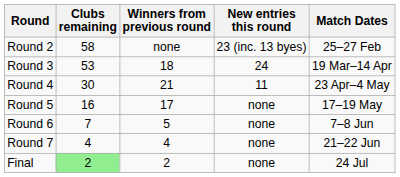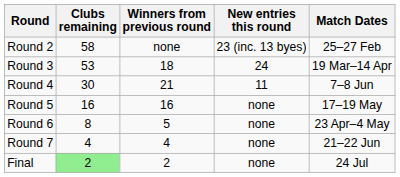(352, 85) 23 Apr–4 May -> (352, 85) 7–8 Jun
(167, 104) 17 -> (167, 104) 16
(88, 124) 7 -> (88, 124) 8
(352, 124) 7–8 Jun -> (352, 124) 23 Apr–4 May
